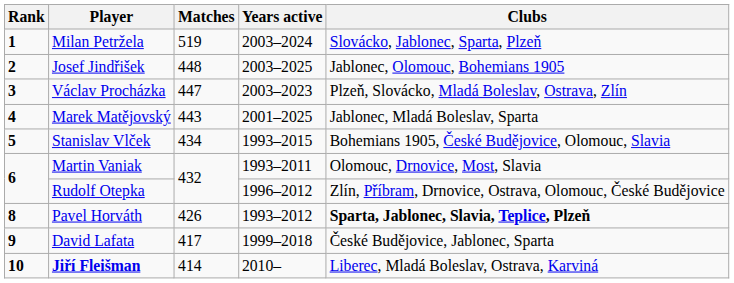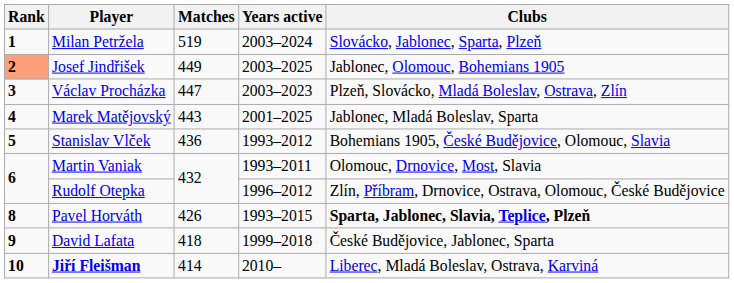(12, 66) no background -> (12, 66) lightsalmon background
(190, 66) 448 -> (190, 66) 449
(190, 141) 434 -> (190, 141) 436
(277, 141) 1993–2015 -> (277, 141) 1993–2012
(277, 215) 1993–2012 -> (277, 215) 1993–2015
(190, 240) 417 -> (190, 240) 418
